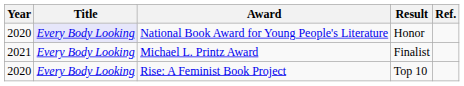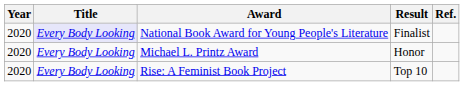(409, 33) Honor -> (412, 33) Finalist
(19, 52) 2021 -> (19, 52) 2020
(412, 52) Finalist -> (409, 52) Honor
